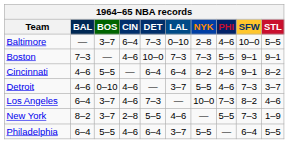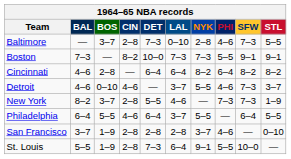(130, 42) 6–4 -> (130, 42) 2–8
(249, 42) 10–0 -> (248, 42) 7–3
(130, 57) 4–6 -> (130, 57) 8–2
(107, 72) 5–5 -> (107, 72) 2–8
(226, 72) 4–6 -> (225, 72) 6–4
(249, 72) 9–1 -> (248, 72) 8–2
- row: (32, 101)
(226, 116) 5–5 -> (225, 101) 7–3
+ row: (37, 131)
+ row: (25, 146)
